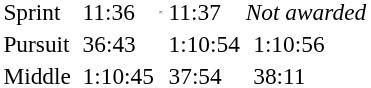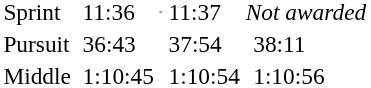(204, 44) 1:10:54 -> (195, 44) 37:54
(289, 44) 1:10:56 -> (279, 44) 38:11
(195, 76) 37:54 -> (204, 76) 1:10:54
(279, 76) 38:11 -> (289, 76) 1:10:56
